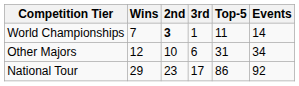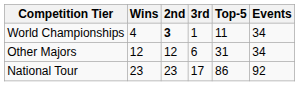(133, 33) 7 -> (133, 33) 4
(259, 33) 14 -> (259, 33) 34
(171, 52) 10 -> (171, 52) 12
(137, 71) 29 -> (137, 71) 23
